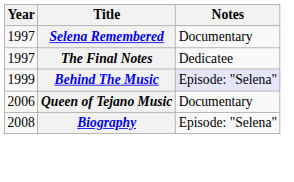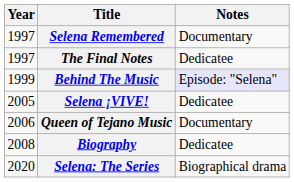+ row: (107, 101)
(228, 123) Episode: "Selena" -> (206, 144) Dedicatee
+ row: (107, 166)
